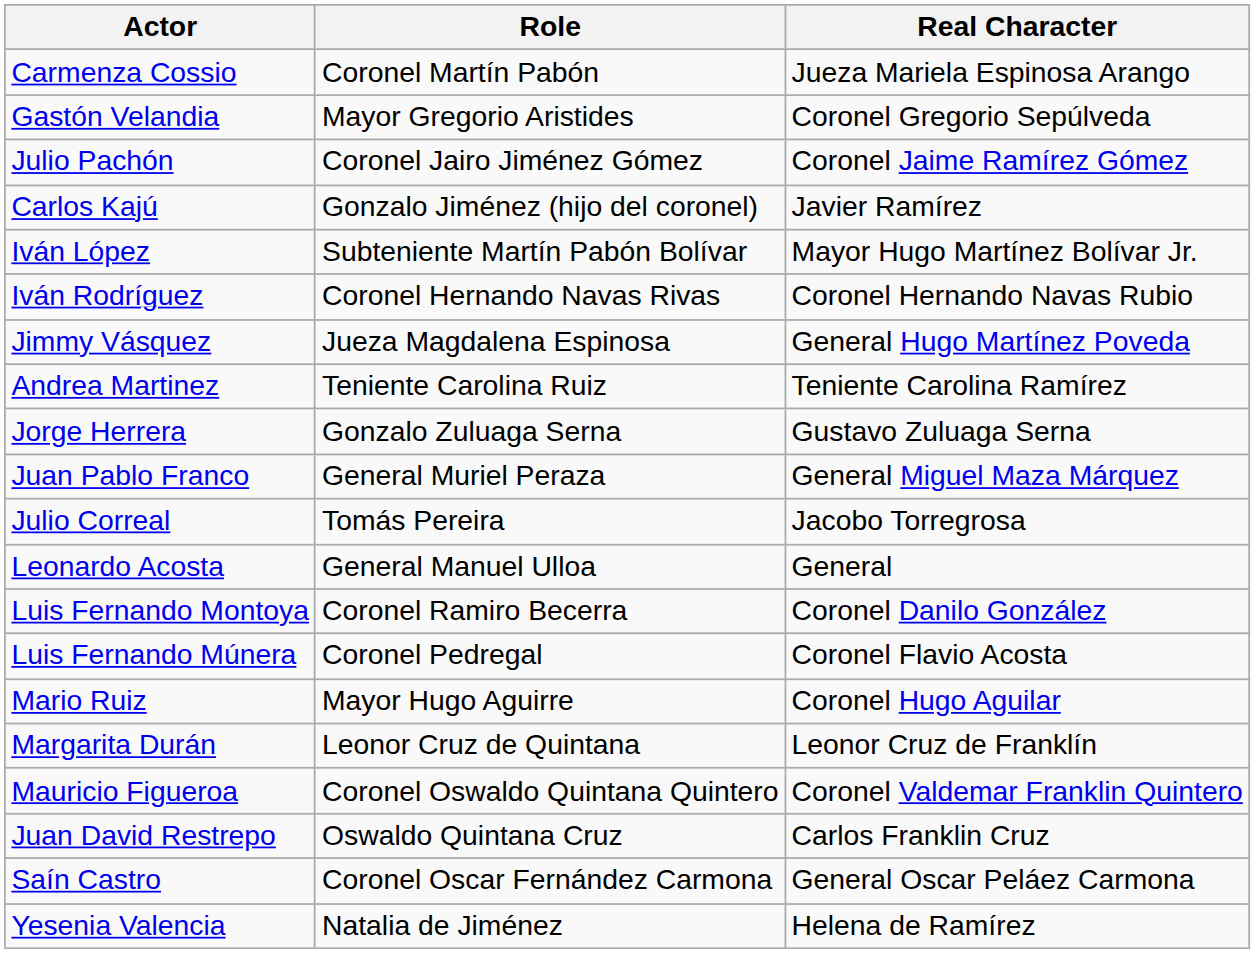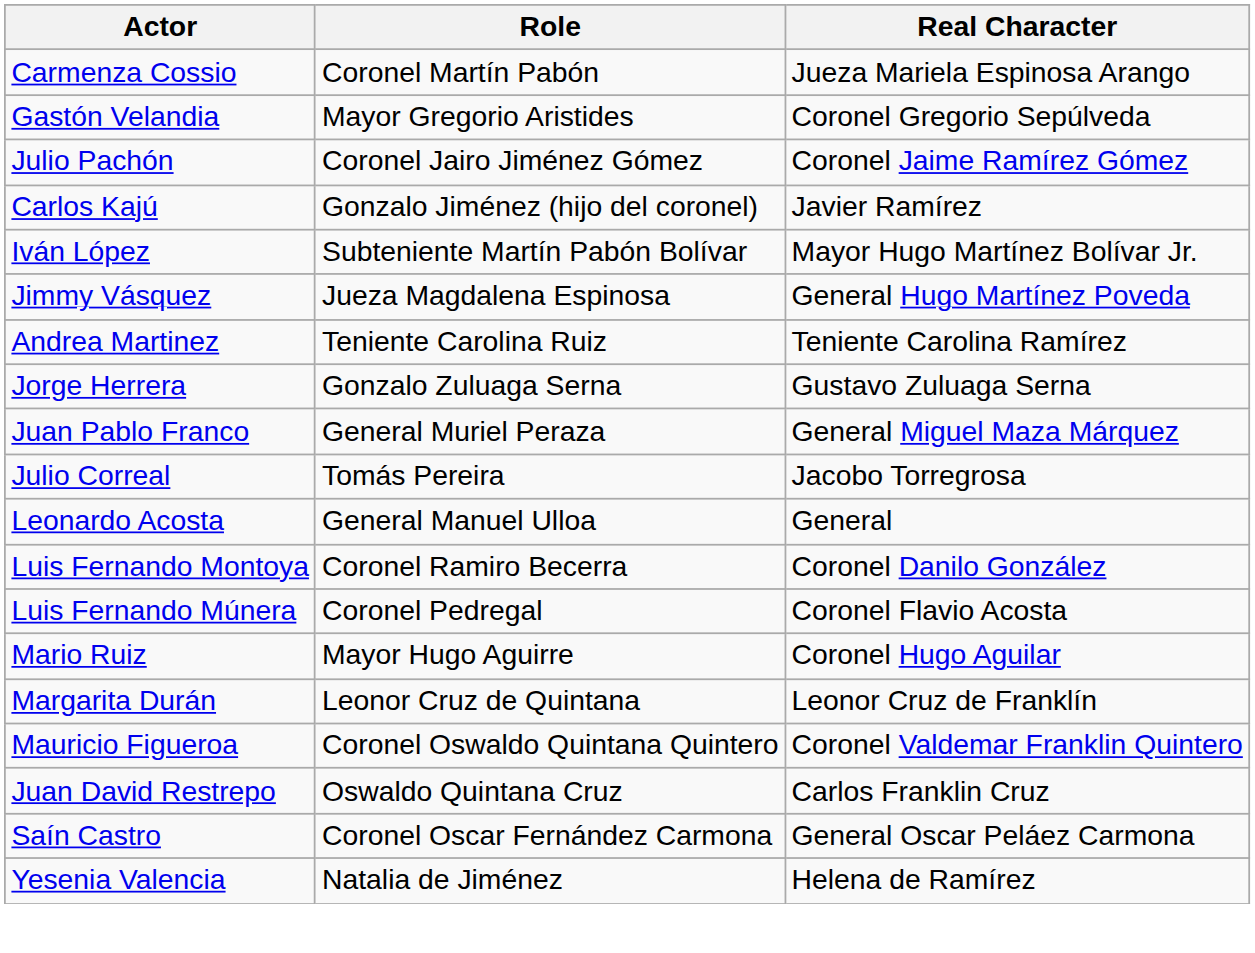- row: (107, 296)
